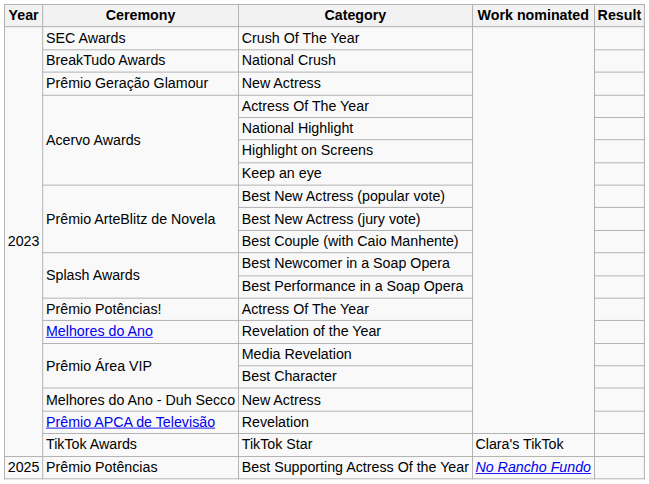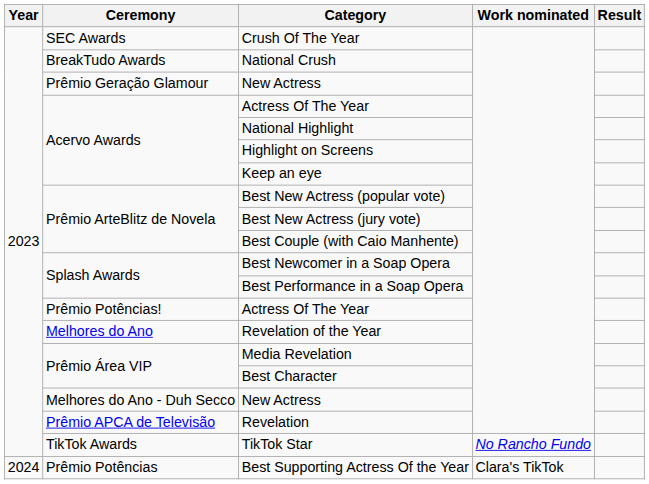(520, 444) Clara's TikTok -> (533, 444) No Rancho Fundo
(24, 467) 2025 -> (24, 467) 2024
(533, 467) No Rancho Fundo -> (520, 467) Clara's TikTok
